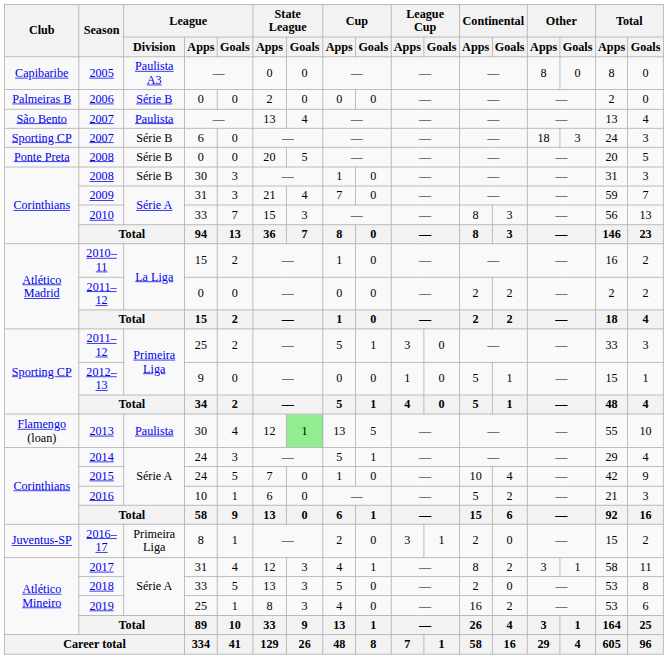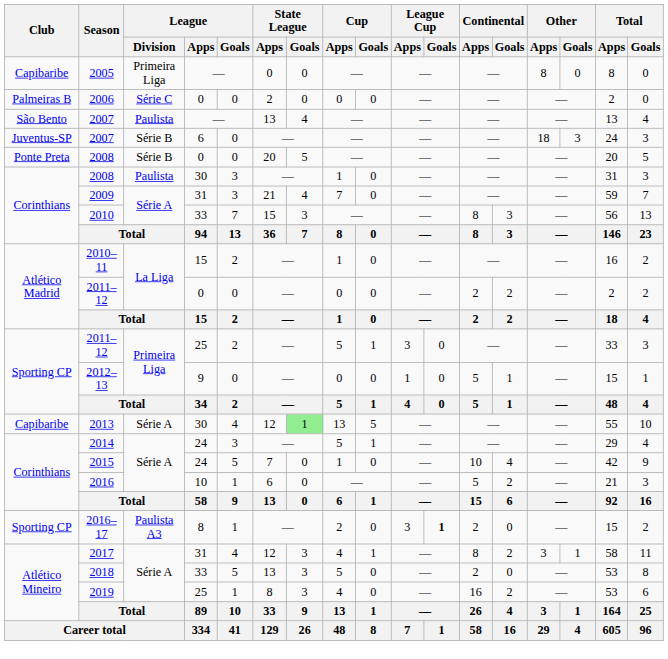(154, 73) Paulista A3 -> (154, 73) Primeira Liga
(154, 99) Série B -> (154, 99) Série C
(42, 137) Sporting CP -> (42, 137) Juventus-SP
(154, 176) Série B -> (154, 176) Paulista
(42, 430) Flamengo (loan) -> (42, 424) Capibaribe
(154, 430) Paulista -> (154, 424) Série A
(42, 541) Juventus-SP -> (42, 527) Sporting CP
(154, 541) Primeira Liga -> (154, 527) Paulista A3
(442, 541) normal -> (442, 527) bold
